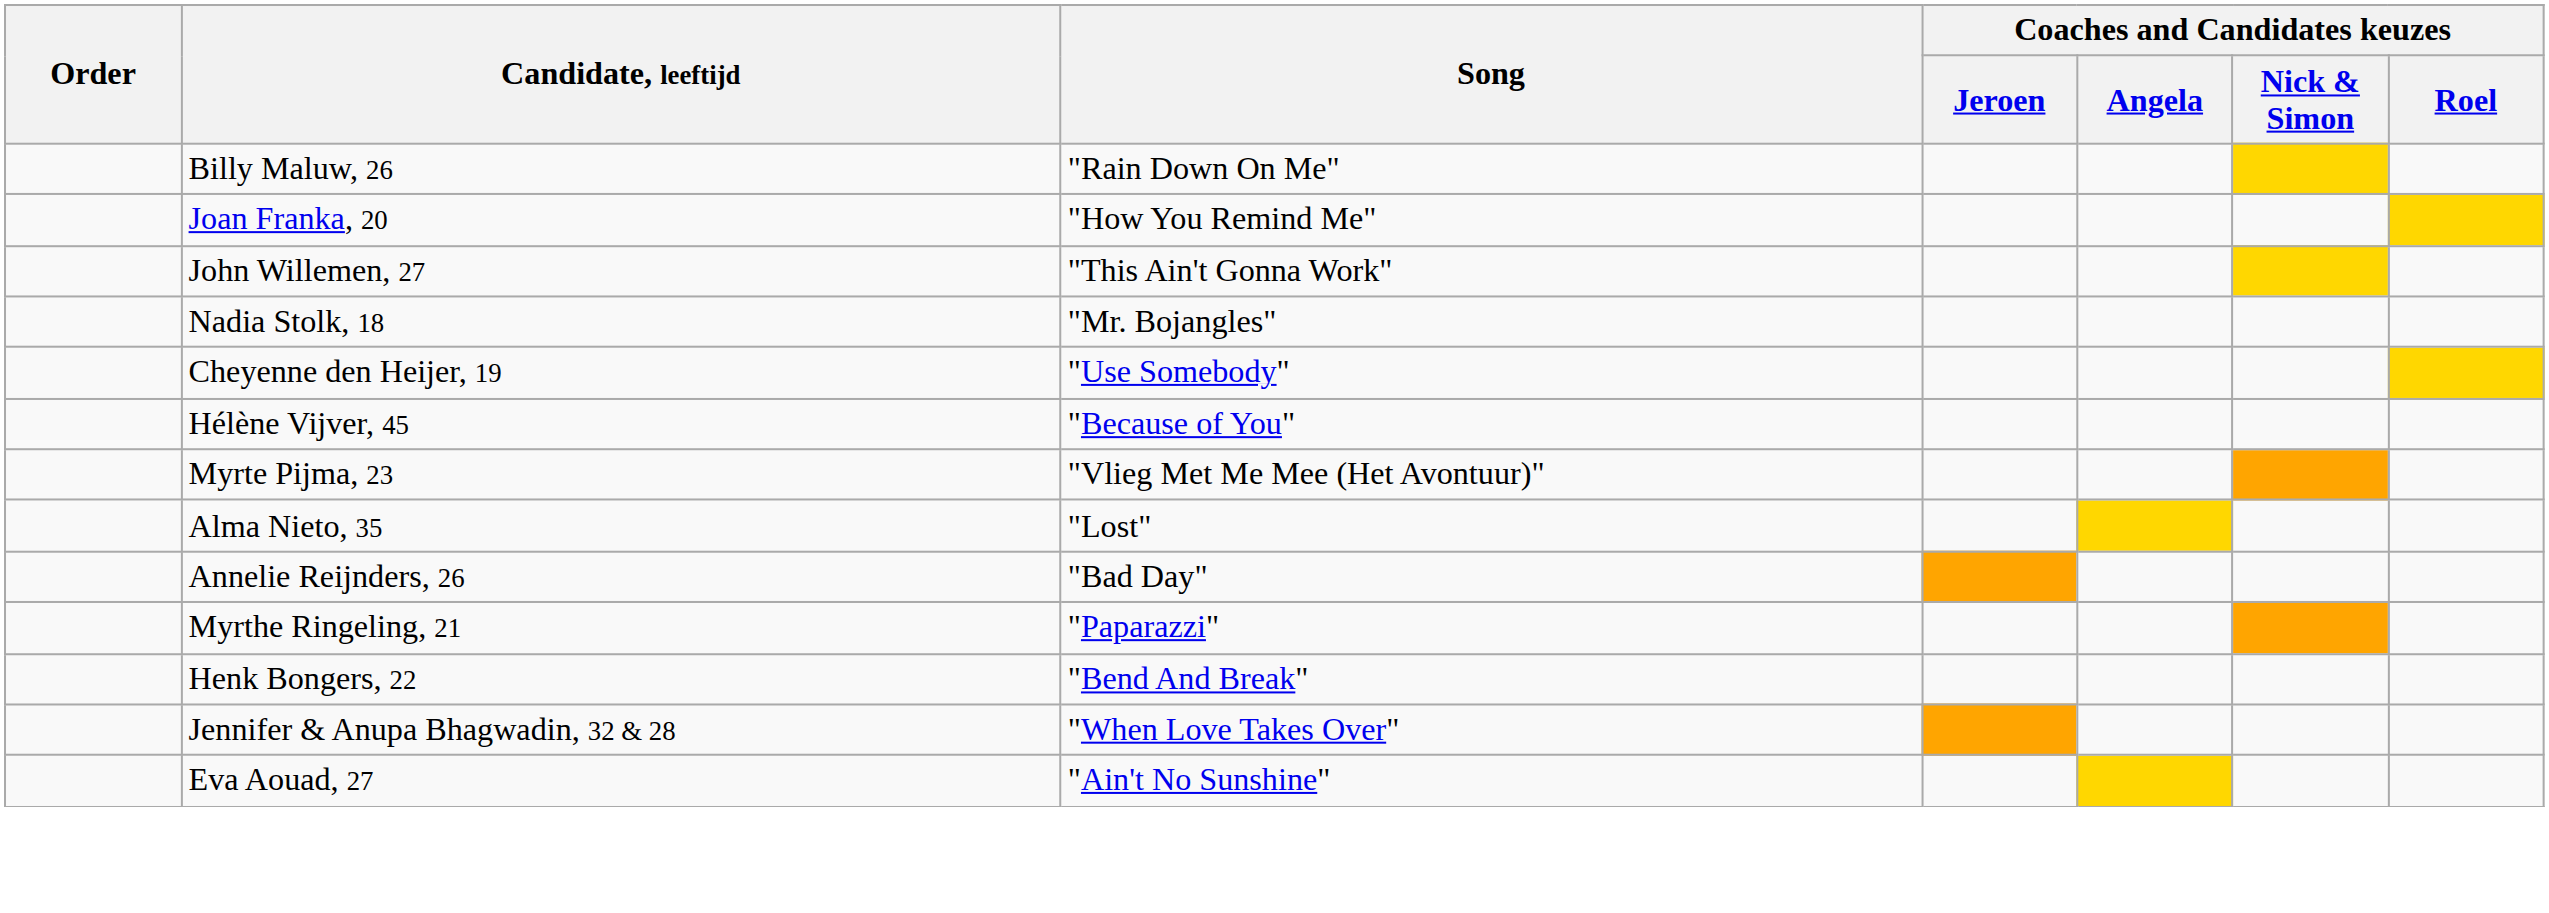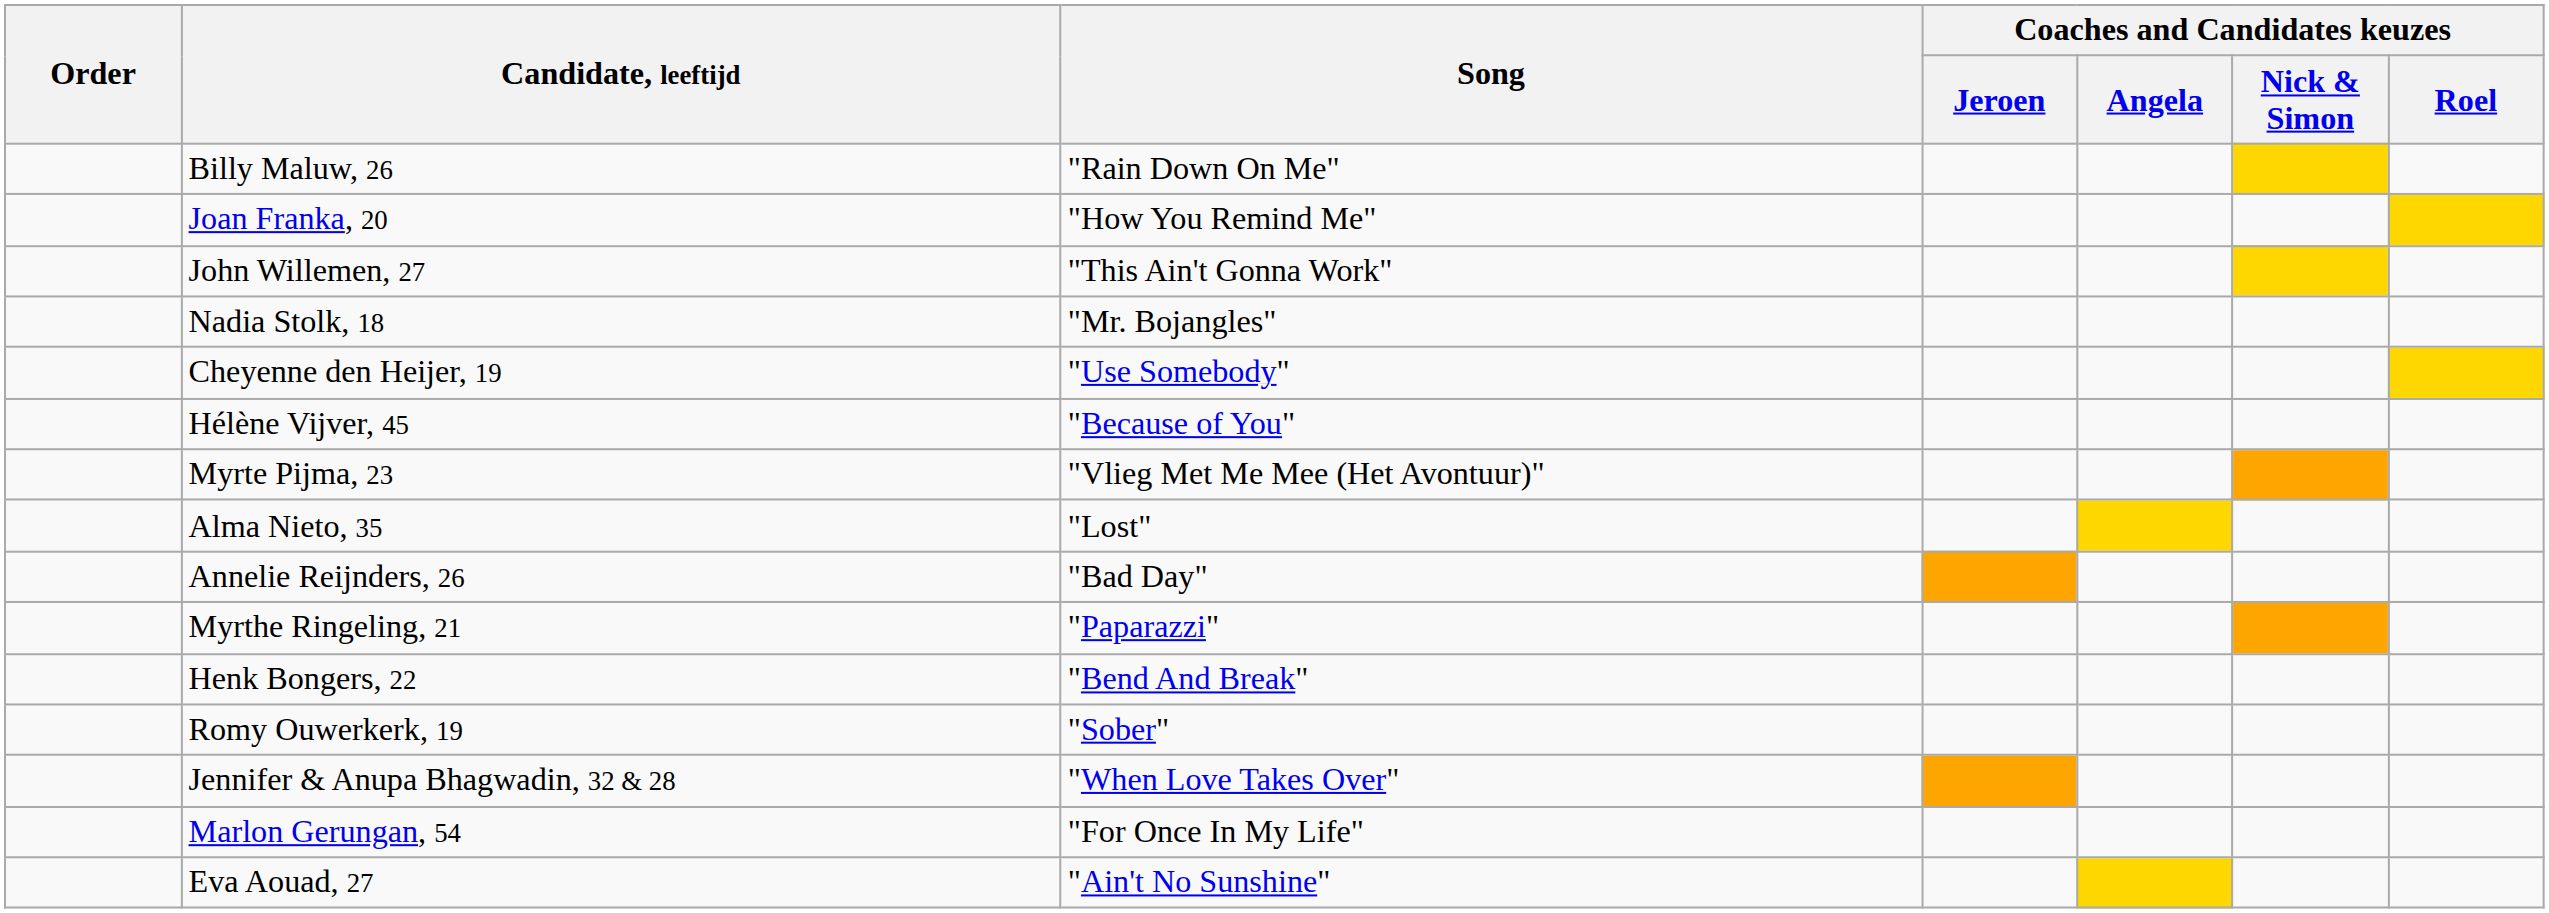+ row: (326, 729)
+ row: (325, 831)
